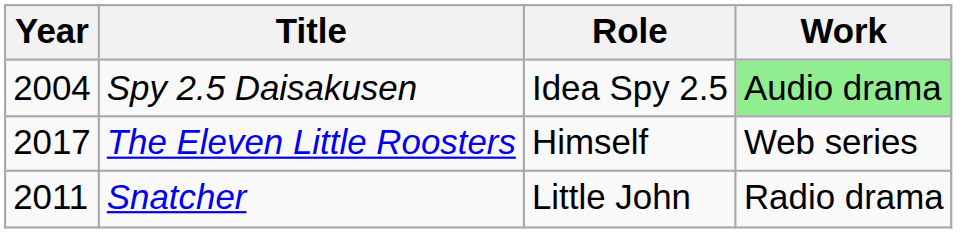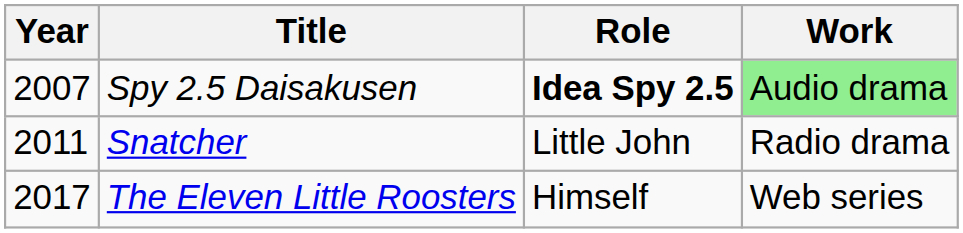(52, 87) 2004 -> (52, 87) 2007
(630, 87) normal -> (633, 87) bold
rows swapped: (177, 198) <-> (311, 142)
